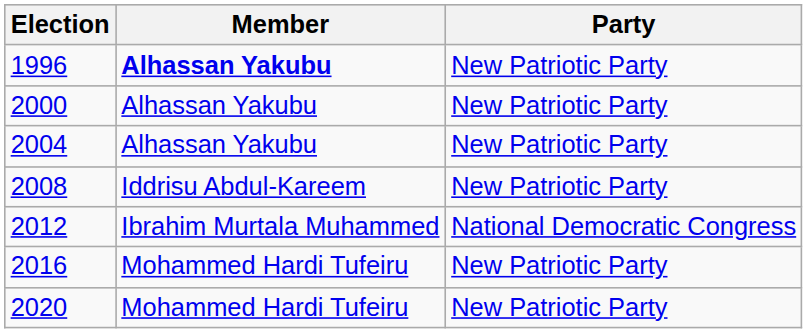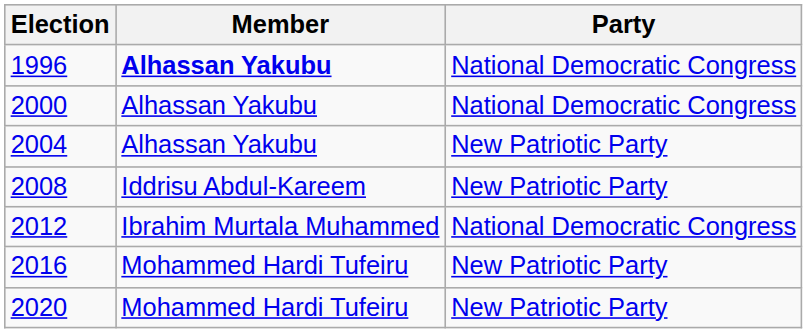(559, 65) New Patriotic Party -> (624, 65) National Democratic Congress
(559, 105) New Patriotic Party -> (624, 105) National Democratic Congress
